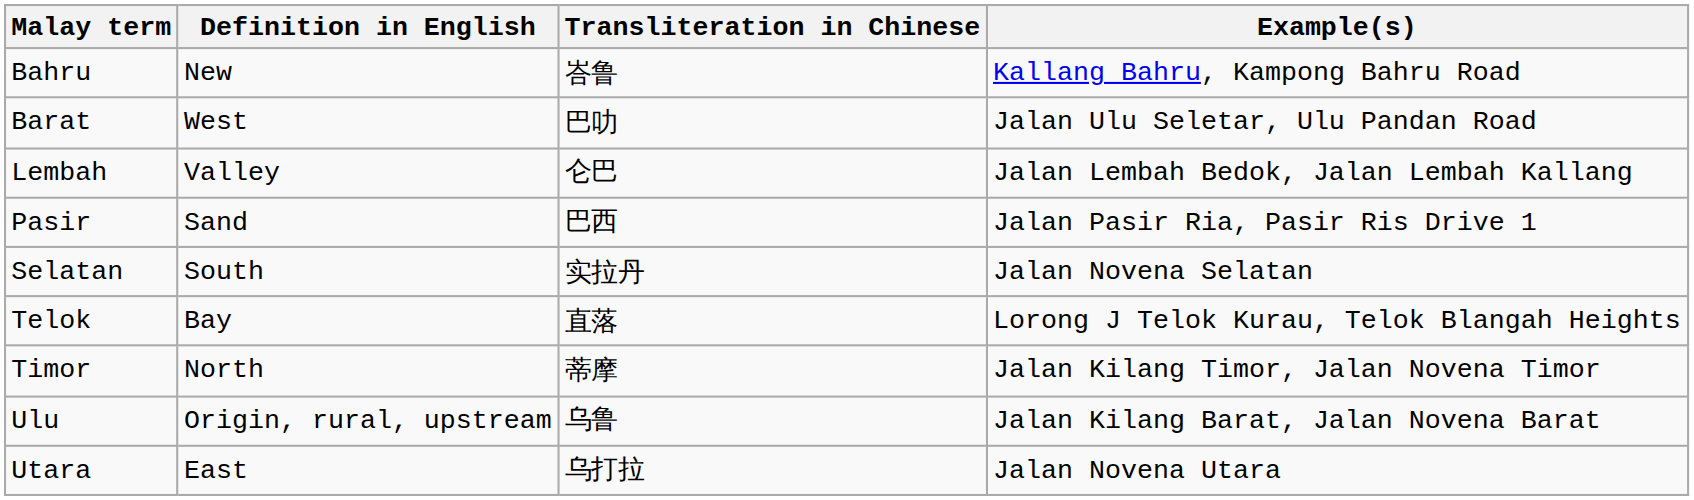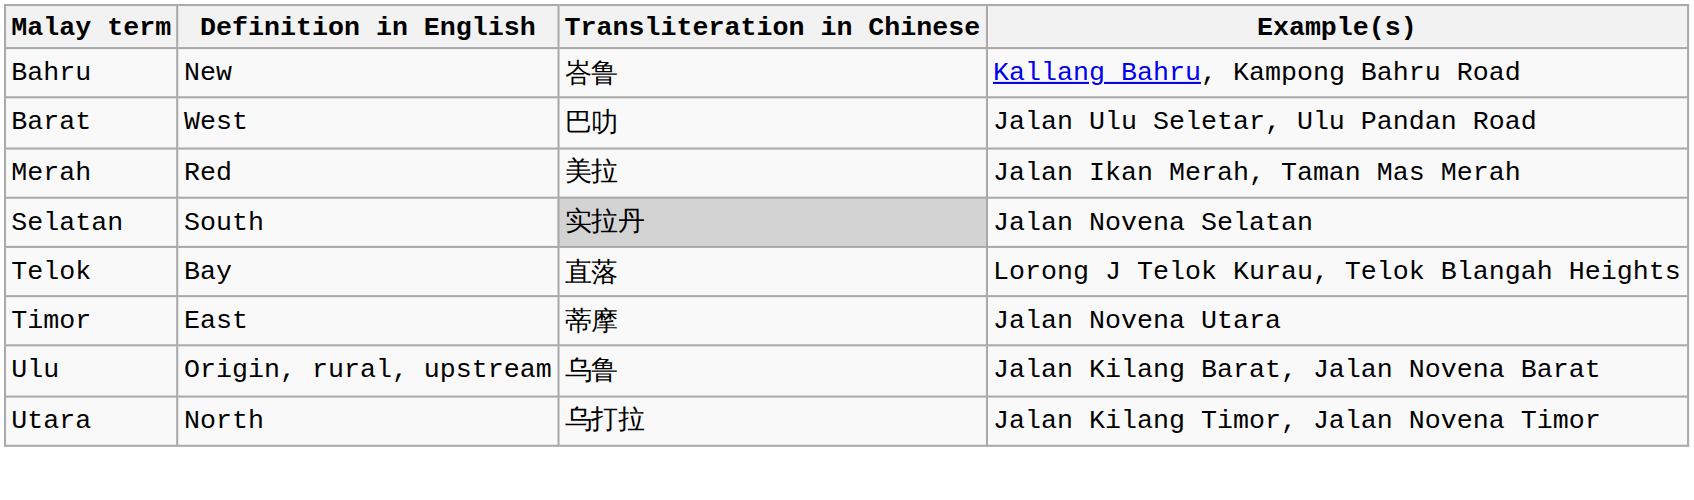- row: (59, 172)
+ row: (51, 172)
- row: (51, 222)
(604, 273) no background -> (604, 223) lightgrey background
(224, 371) North -> (216, 321) East
(1297, 371) Jalan Kilang Timor, Jalan Novena Timor -> (1137, 321) Jalan Novena Utara
(216, 470) East -> (224, 420) North
(1137, 470) Jalan Novena Utara -> (1297, 420) Jalan Kilang Timor, Jalan Novena Timor
